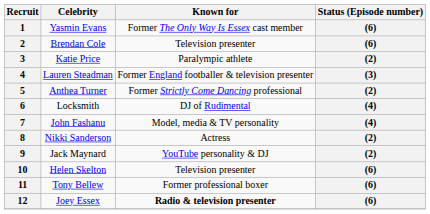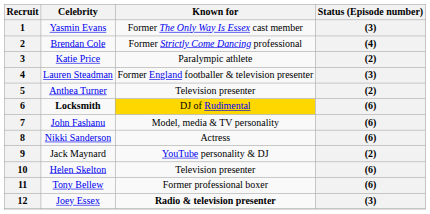(370, 28) (6) -> (370, 28) (3)
(215, 43) Television presenter -> (215, 43) Former Strictly Come Dancing professional
(370, 43) (6) -> (370, 43) (4)
(215, 91) Former Strictly Come Dancing professional -> (215, 91) Television presenter
(78, 106) normal -> (78, 106) bold
(215, 106) no background -> (215, 106) gold background
(370, 106) (4) -> (370, 106) (6)
(370, 122) (4) -> (370, 122) (6)
(370, 138) (2) -> (370, 138) (6)
(370, 201) (6) -> (370, 201) (3)
